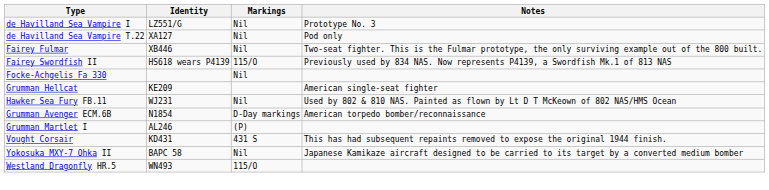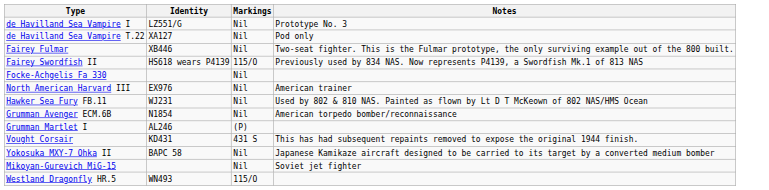+ row: (68, 88)
- row: (42, 88)
(267, 114) D-Day markings -> (241, 114) Nil
+ row: (61, 166)
